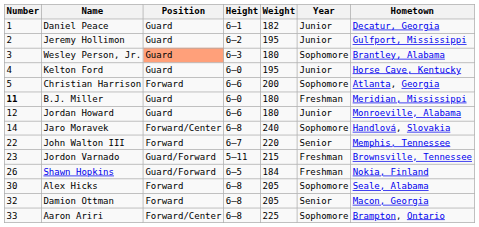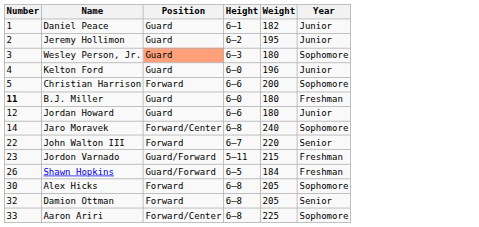- column: (412, 12)
(271, 70) 195 -> (271, 70) 196
